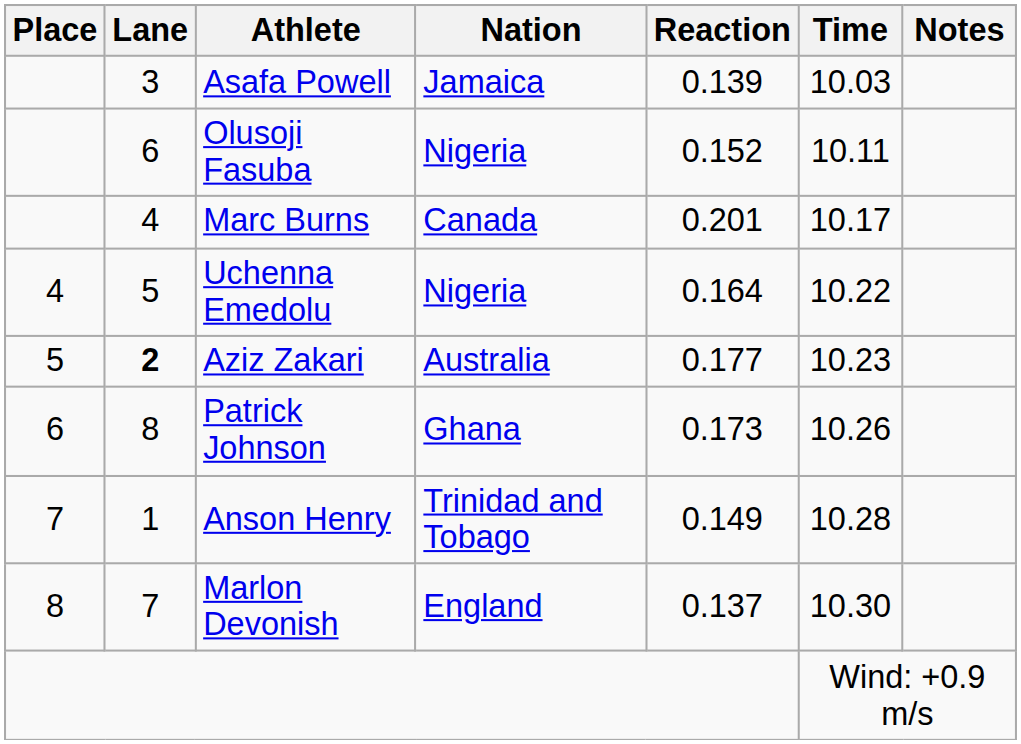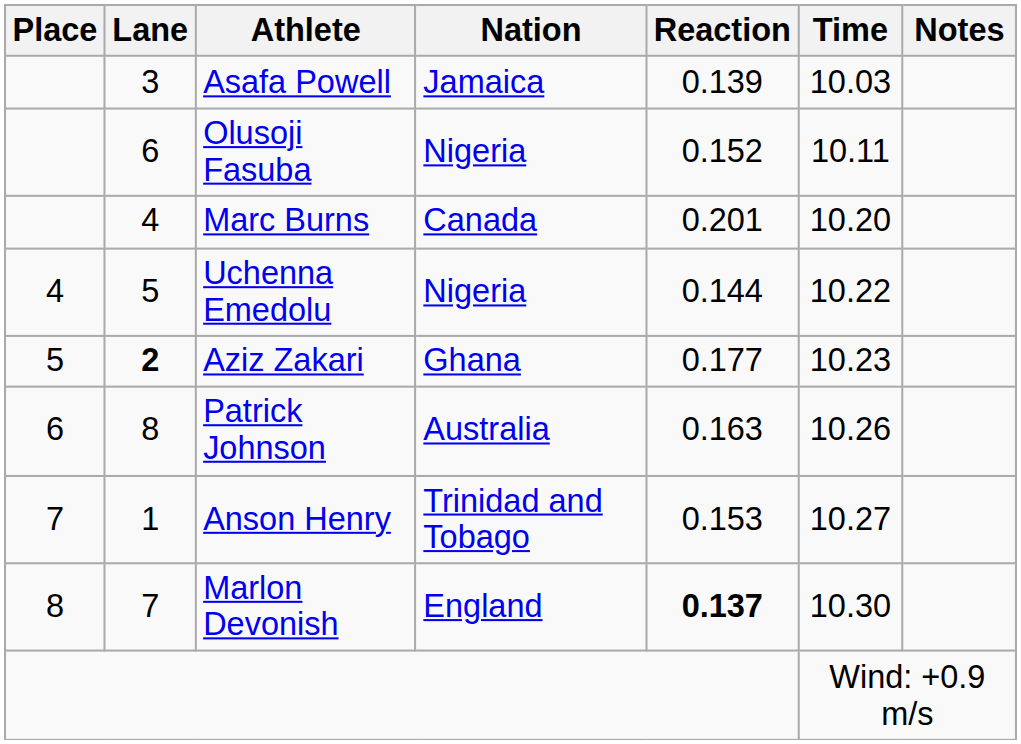(850, 221) 10.17 -> (850, 221) 10.20
(722, 291) 0.164 -> (722, 291) 0.144
(487, 360) Australia -> (472, 360) Ghana
(472, 430) Ghana -> (487, 430) Australia
(722, 430) 0.173 -> (722, 430) 0.163
(722, 518) 0.149 -> (722, 518) 0.153
(850, 518) 10.28 -> (850, 518) 10.27
(722, 606) normal -> (722, 606) bold
